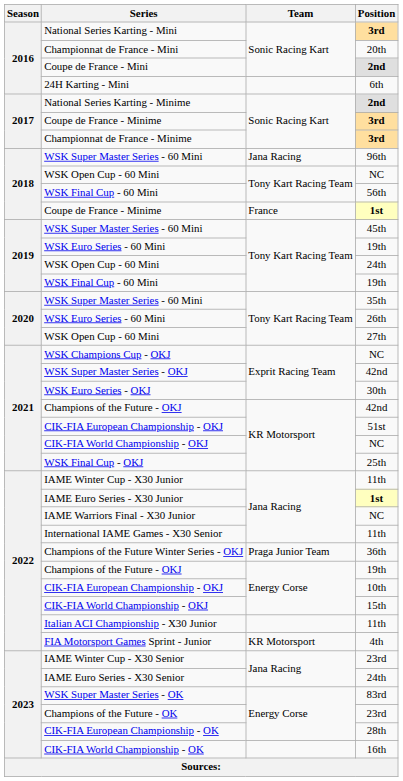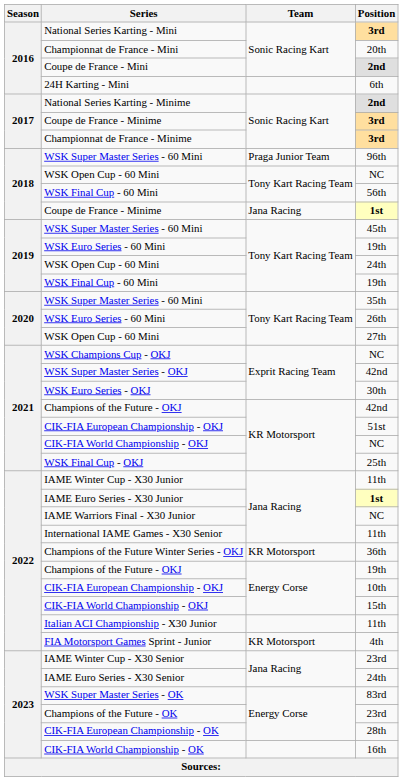(275, 156) Jana Racing -> (289, 156) Praga Junior Team
(263, 210) France -> (275, 210) Jana Racing
(289, 551) Praga Junior Team -> (282, 551) KR Motorsport
